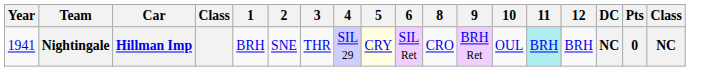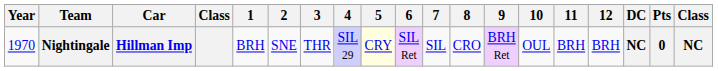+ column: (436, 15)
(21, 46) 1941 -> (21, 46) 1970
(544, 46) paleturquoise background -> (571, 46) no background
